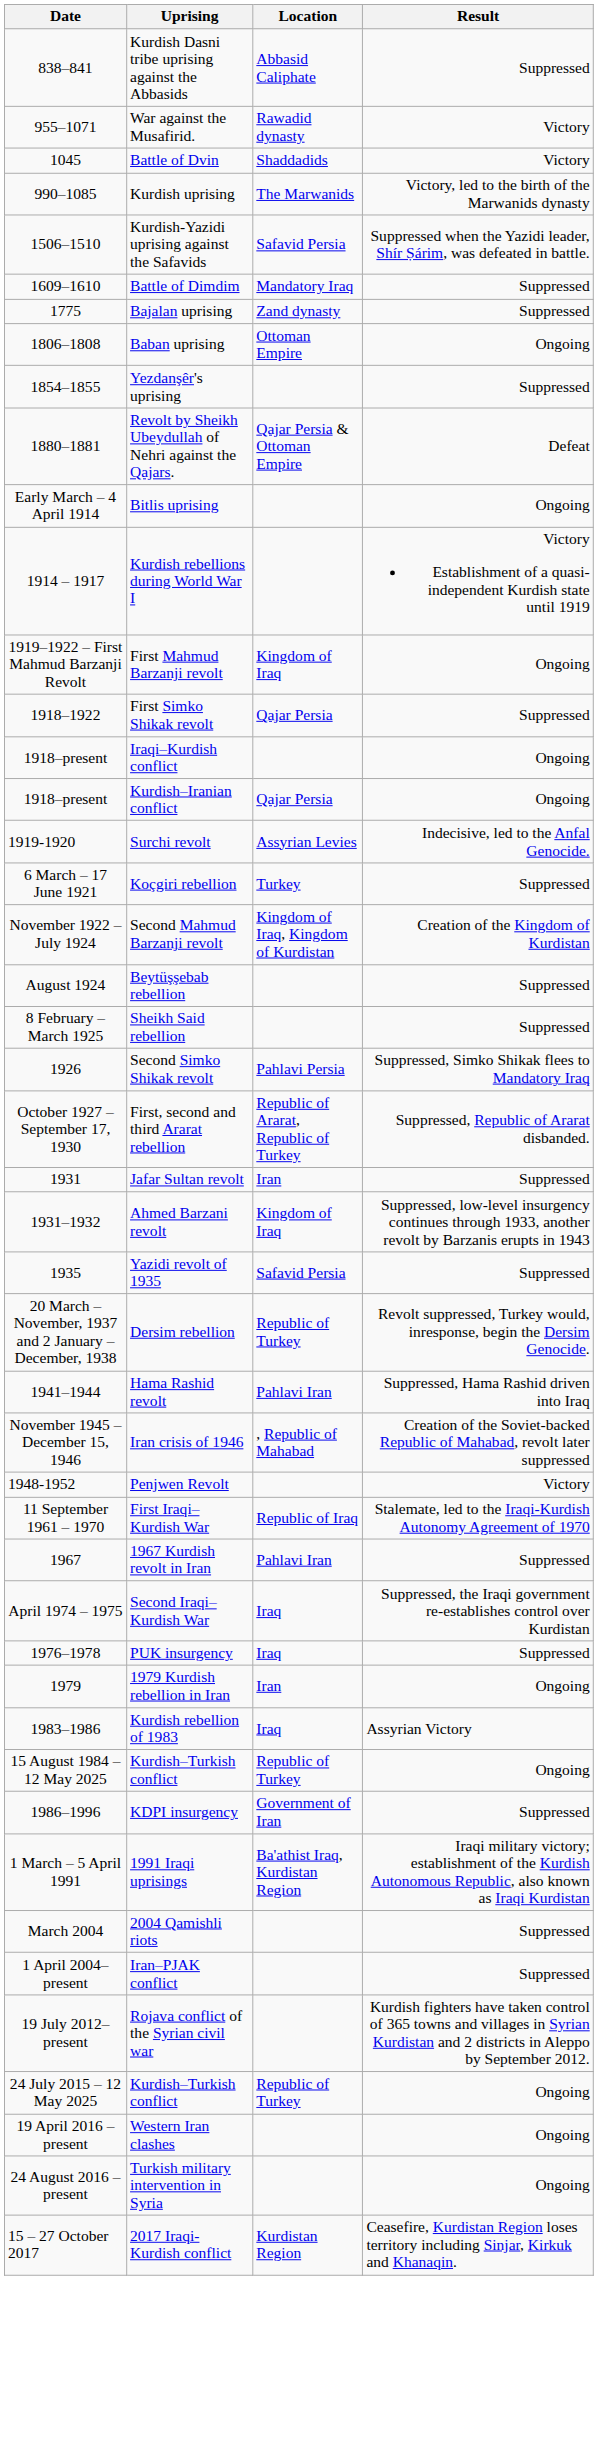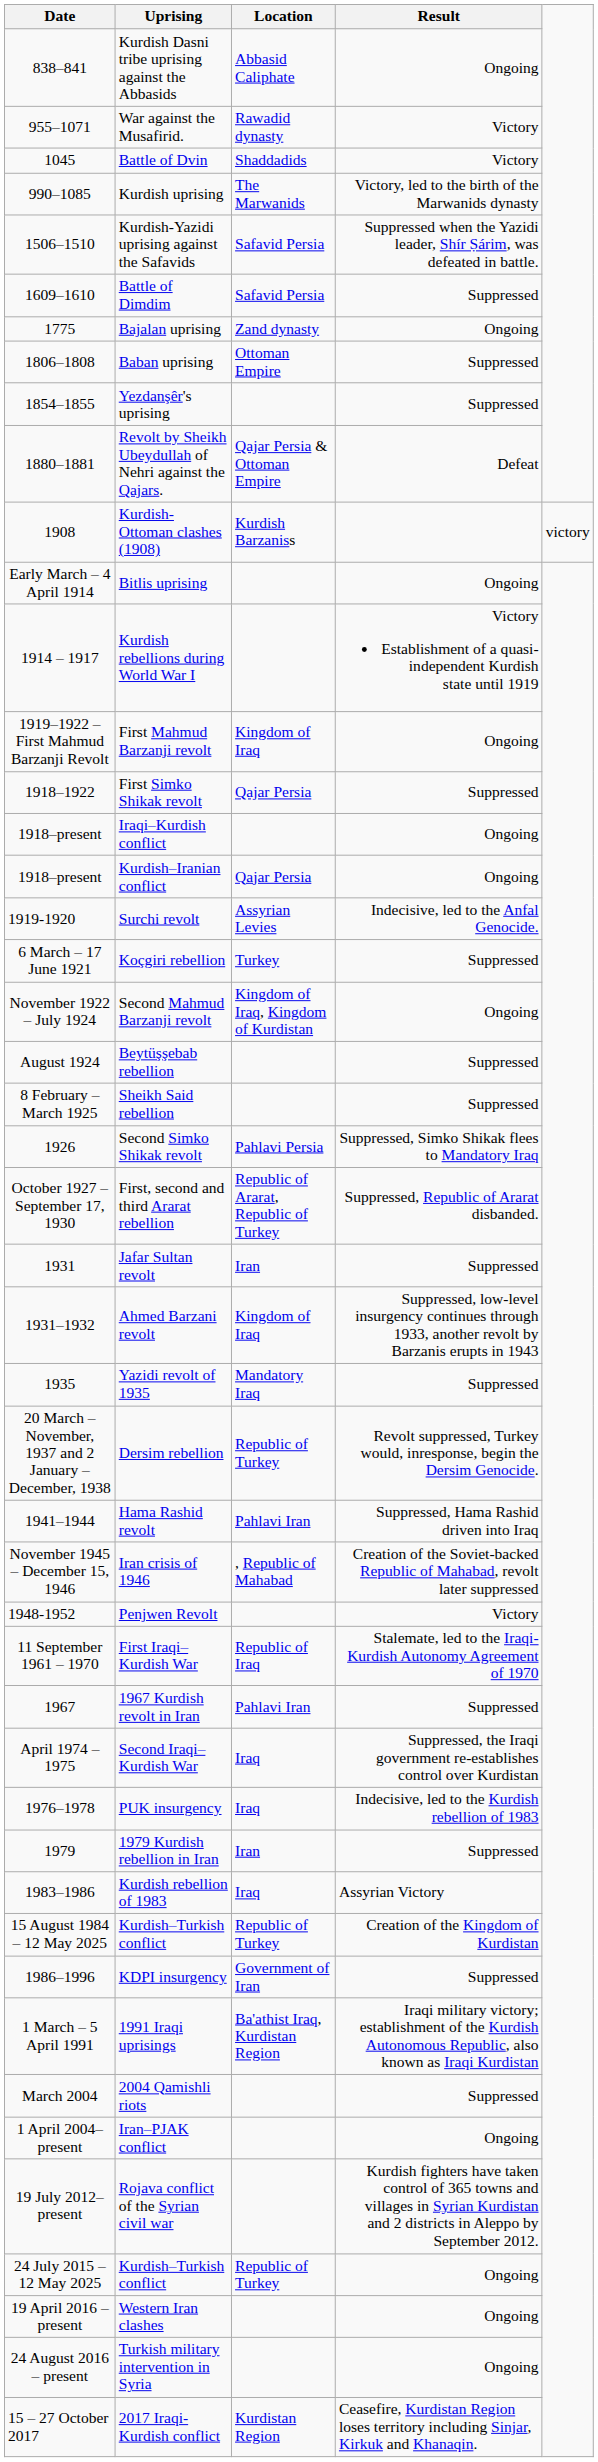(554, 67) Suppressed -> (511, 67) Ongoing
(305, 286) Mandatory Iraq -> (280, 295) Safavid Persia
(554, 311) Suppressed -> (511, 328) Ongoing
(563, 344) Ongoing -> (503, 362) Suppressed
+ row: (60, 531)
(503, 934) Creation of the Kingdom of Kurdistan -> (511, 1011) Ongoing
(301, 1272) Safavid Persia -> (269, 1384) Mandatory Iraq
(554, 1652) Suppressed -> (447, 1808) Indecisive, led to the Kurdish rebellion of 1983
(563, 1686) Ongoing -> (503, 1850) Suppressed
(563, 1770) Ongoing -> (452, 1934) Creation of the Kingdom of Kurdistan
(554, 1973) Suppressed -> (511, 2137) Ongoing
